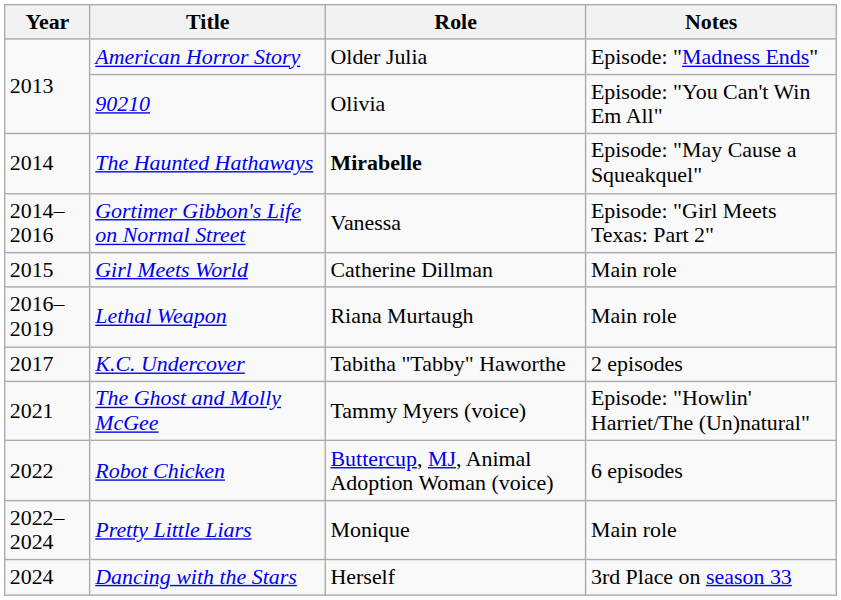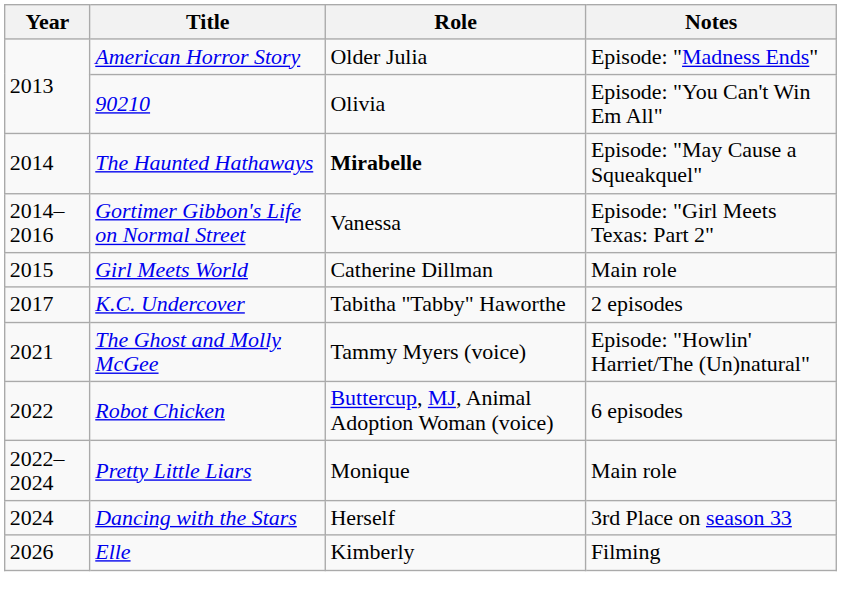- row: (161, 316)
+ row: (113, 552)
